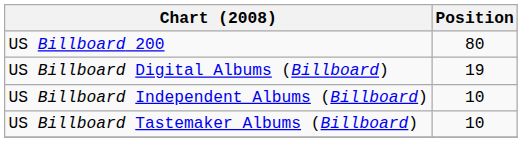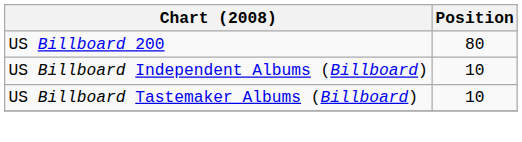- row: (199, 71)
